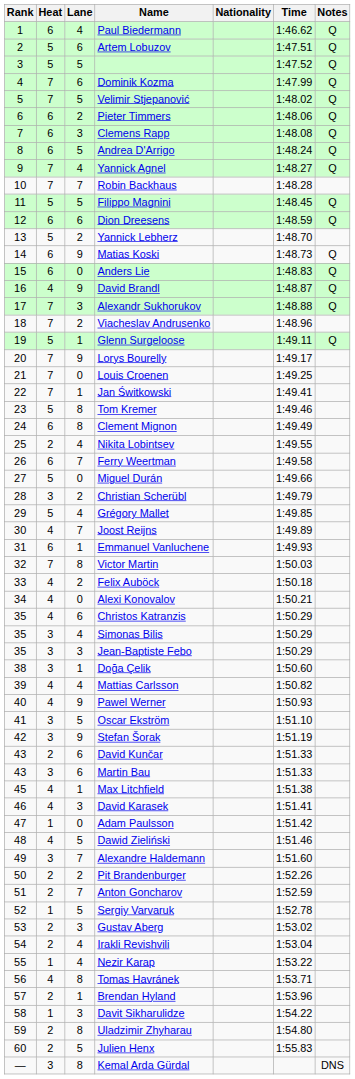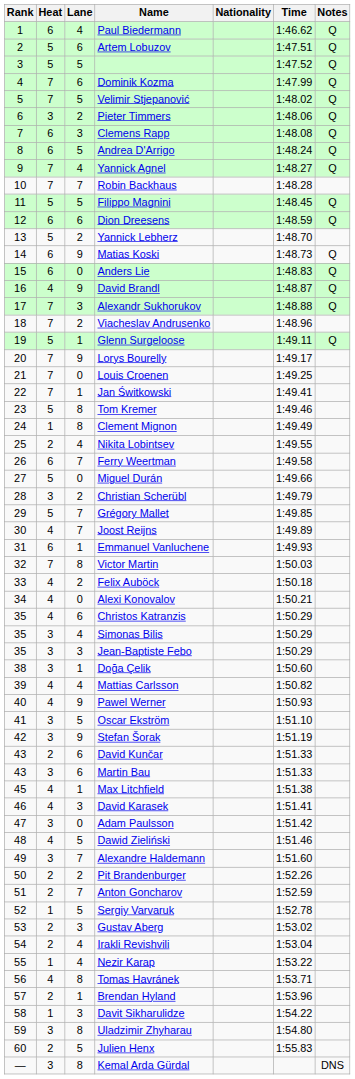(50, 116) 6 -> (50, 116) 3
(50, 427) 6 -> (50, 427) 1
(80, 513) 4 -> (80, 513) 7
(50, 824) 1 -> (50, 824) 3
(50, 1031) 2 -> (50, 1031) 3
